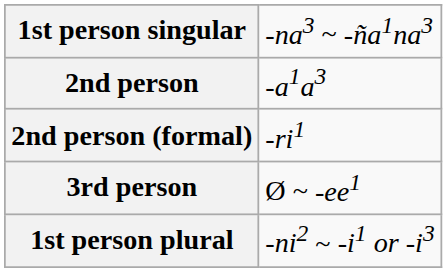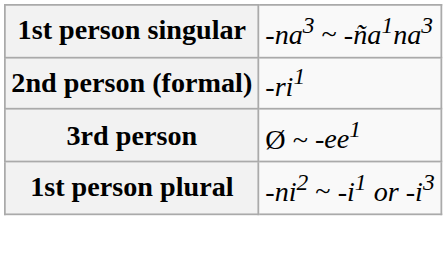- row: (132, 82)
